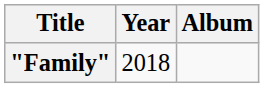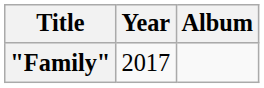(146, 62) 2018 -> (146, 62) 2017
